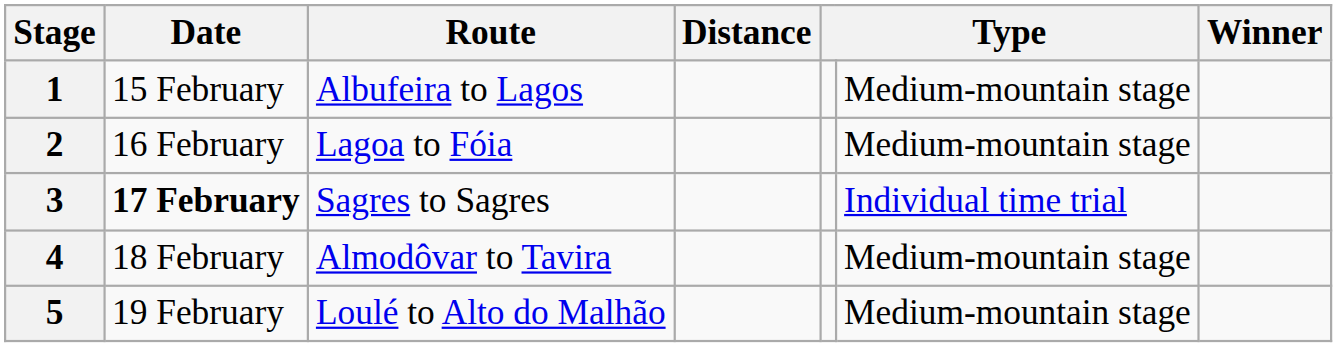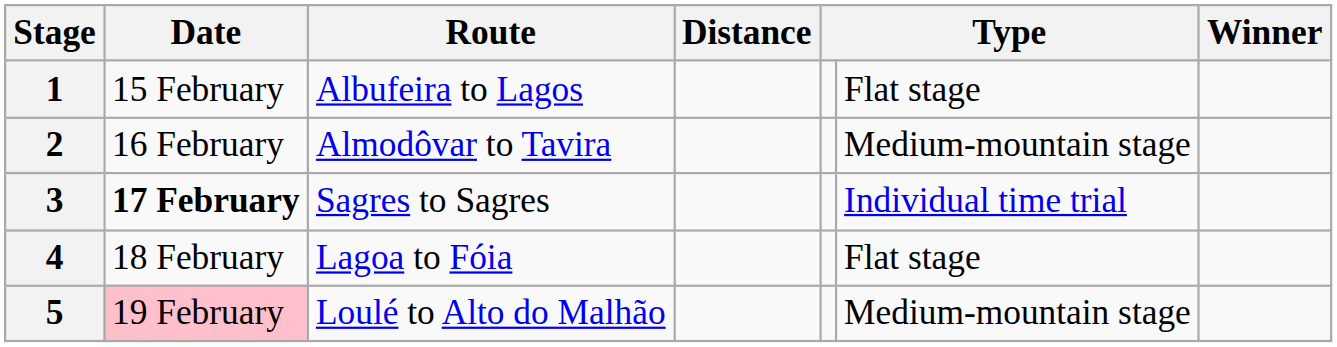(1017, 88) Medium-mountain stage -> (912, 88) Flat stage
(414, 144) Lagoa to Fóia -> (464, 144) Almodôvar to Tavira
(464, 256) Almodôvar to Tavira -> (414, 256) Lagoa to Fóia
(1017, 256) Medium-mountain stage -> (912, 256) Flat stage
(198, 312) no background -> (198, 312) pink background
